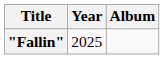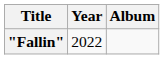(87, 41) 2025 -> (87, 41) 2022
